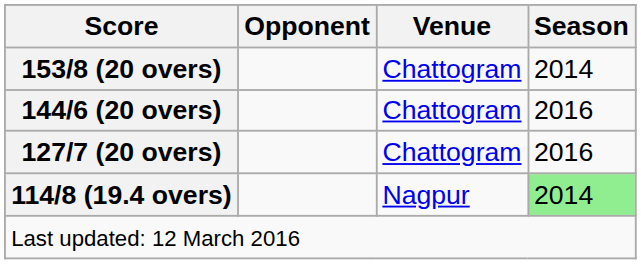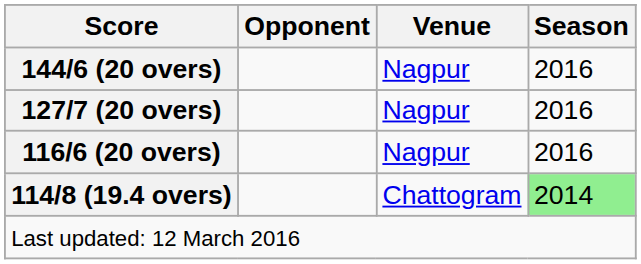- row: (121, 68)
(452, 111) Chattogram -> (426, 68) Nagpur
(452, 153) Chattogram -> (426, 111) Nagpur
+ row: (121, 153)
(426, 195) Nagpur -> (452, 195) Chattogram
